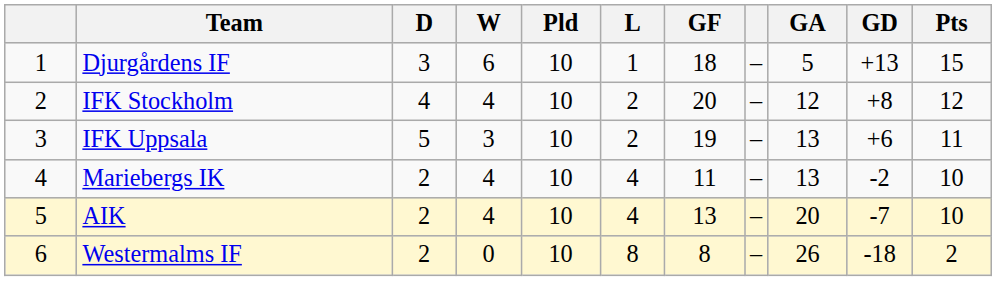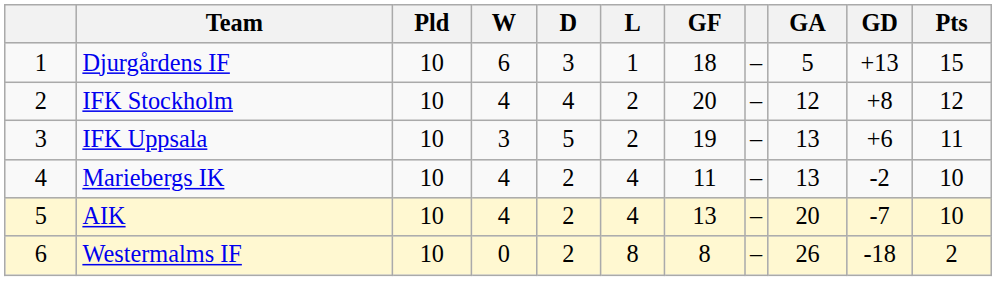columns swapped: (561, 23) <-> (424, 23)
